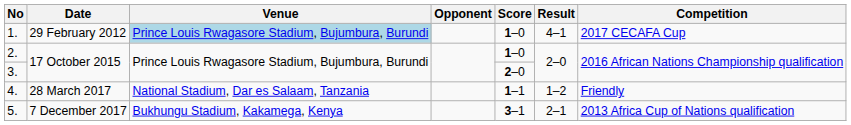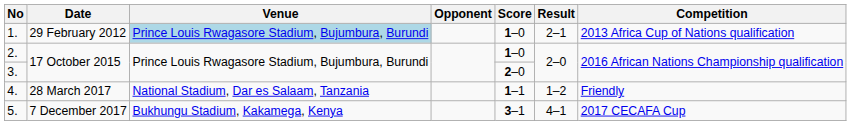(556, 33) 4–1 -> (556, 33) 2–1
(633, 33) 2017 CECAFA Cup -> (687, 33) 2013 Africa Cup of Nations qualification
(556, 110) 2–1 -> (556, 110) 4–1
(687, 110) 2013 Africa Cup of Nations qualification -> (633, 110) 2017 CECAFA Cup
